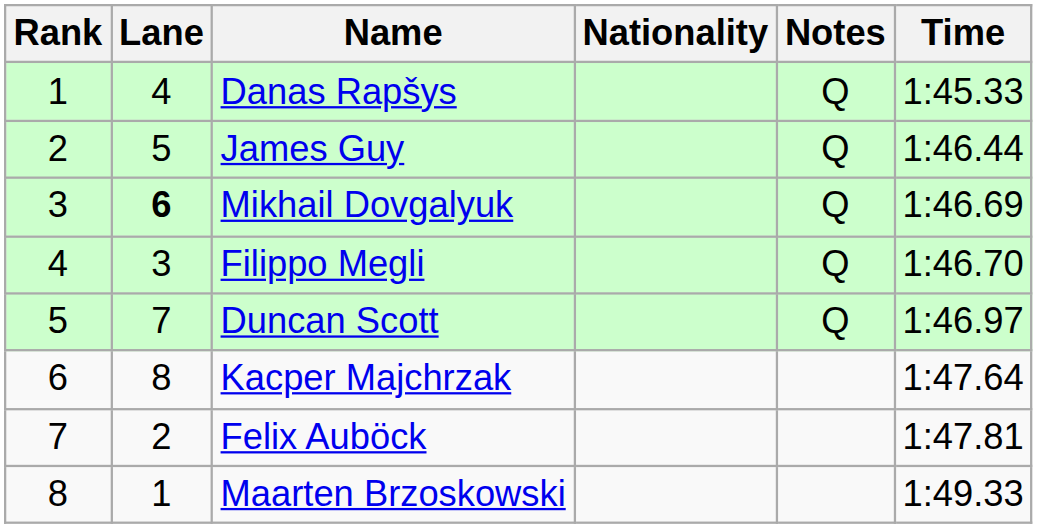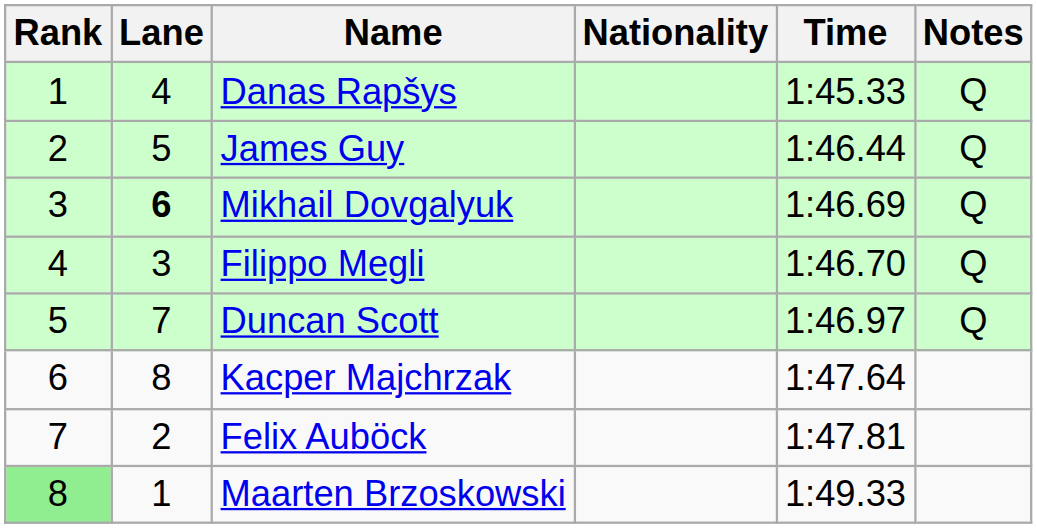columns swapped: (963, 33) <-> (835, 33)
(58, 494) no background -> (58, 494) lightgreen background
